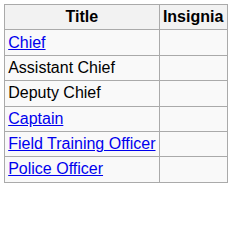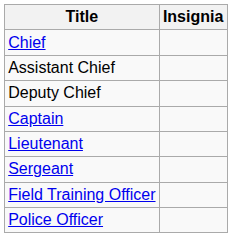+ row: (46, 144)
+ row: (41, 169)
